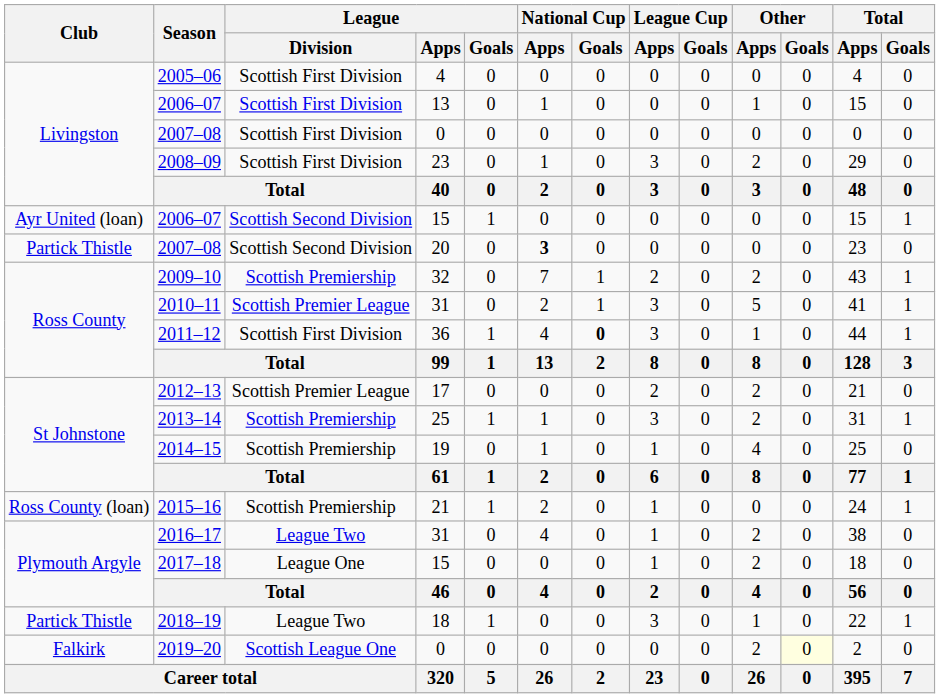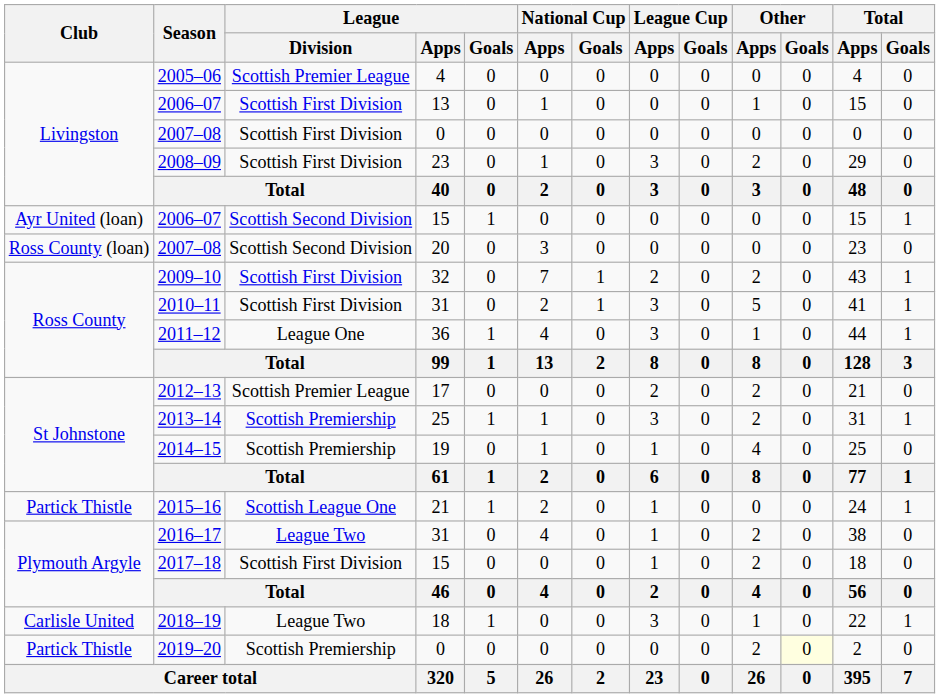(321, 76) Scottish First Division -> (321, 76) Scottish Premier League
(79, 248) Partick Thistle -> (79, 248) Ross County (loan)
(544, 248) bold -> (544, 248) normal
(321, 276) Scottish Premiership -> (321, 276) Scottish First Division
(321, 305) Scottish Premier League -> (321, 305) Scottish First Division
(321, 334) Scottish First Division -> (321, 334) League One
(600, 334) bold -> (600, 334) normal
(79, 506) Ross County (loan) -> (79, 506) Partick Thistle
(321, 506) Scottish Premiership -> (321, 506) Scottish League One
(321, 563) League One -> (321, 563) Scottish First Division
(79, 620) Partick Thistle -> (79, 620) Carlisle United
(79, 649) Falkirk -> (79, 649) Partick Thistle
(321, 649) Scottish League One -> (321, 649) Scottish Premiership
